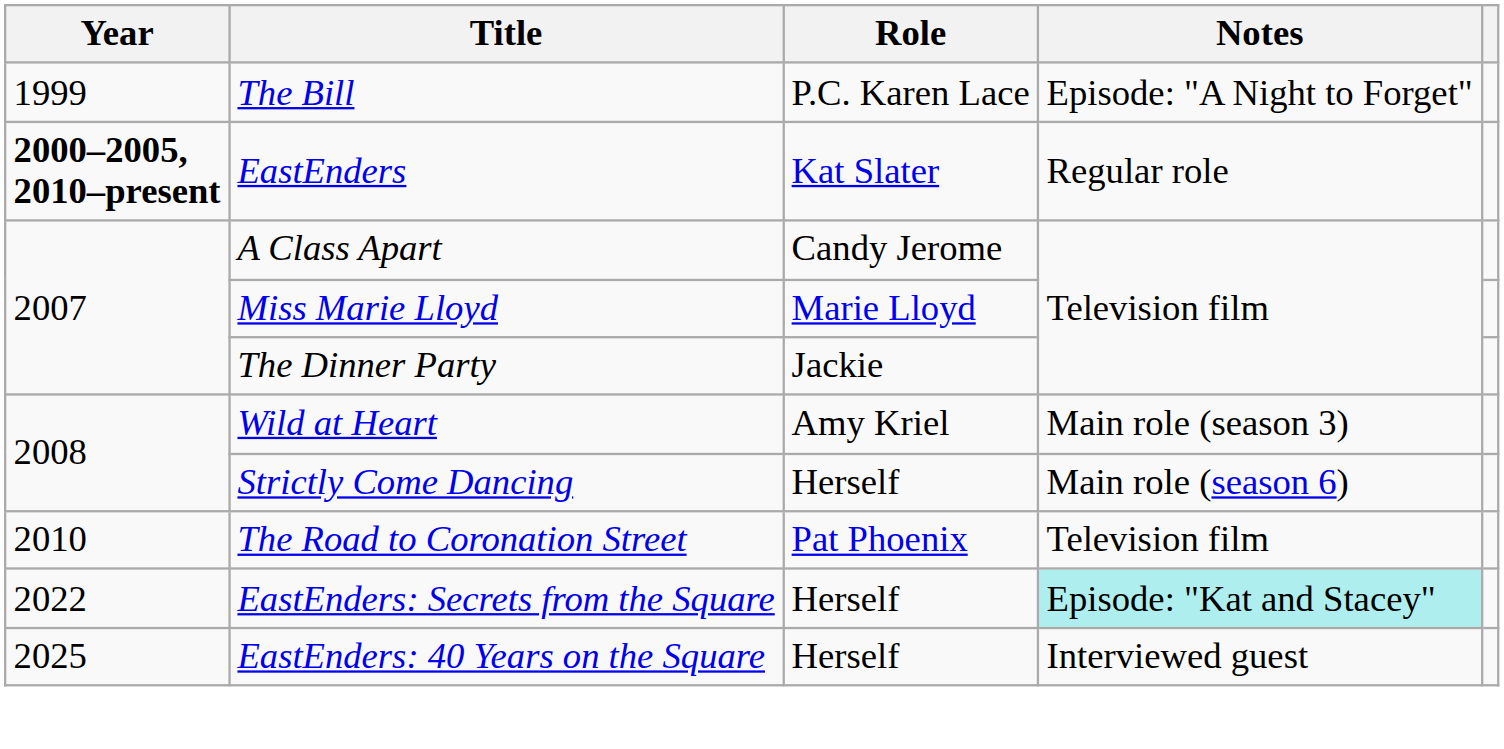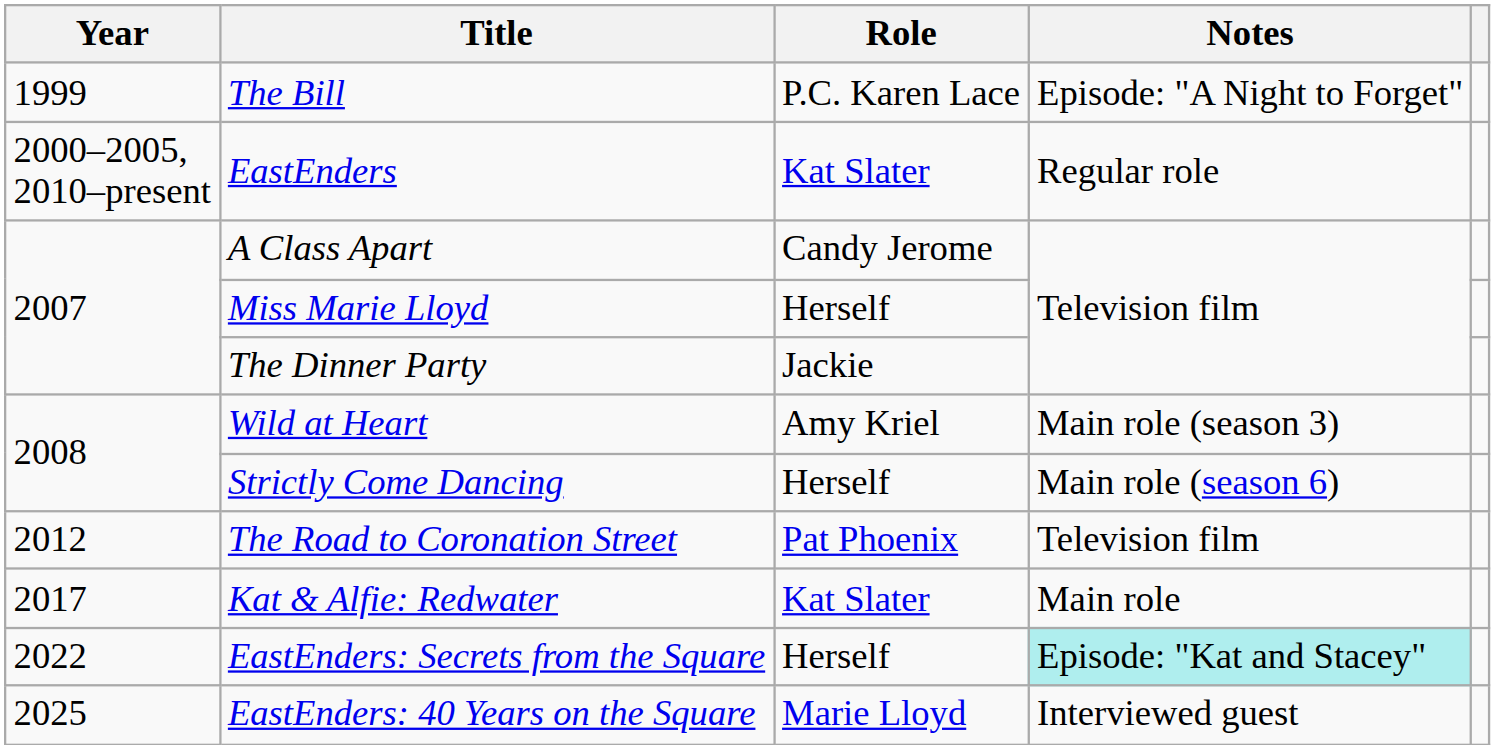(117, 170) bold -> (112, 170) normal
(884, 307) Marie Lloyd -> (836, 307) Herself
(50, 539) 2010 -> (50, 539) 2012
+ row: (393, 597)
(846, 655) Herself -> (874, 713) Marie Lloyd
